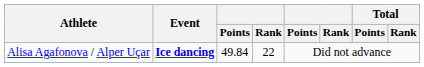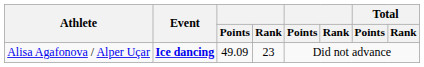(235, 53) 49.84 -> (235, 53) 49.09
(269, 53) 22 -> (269, 53) 23
